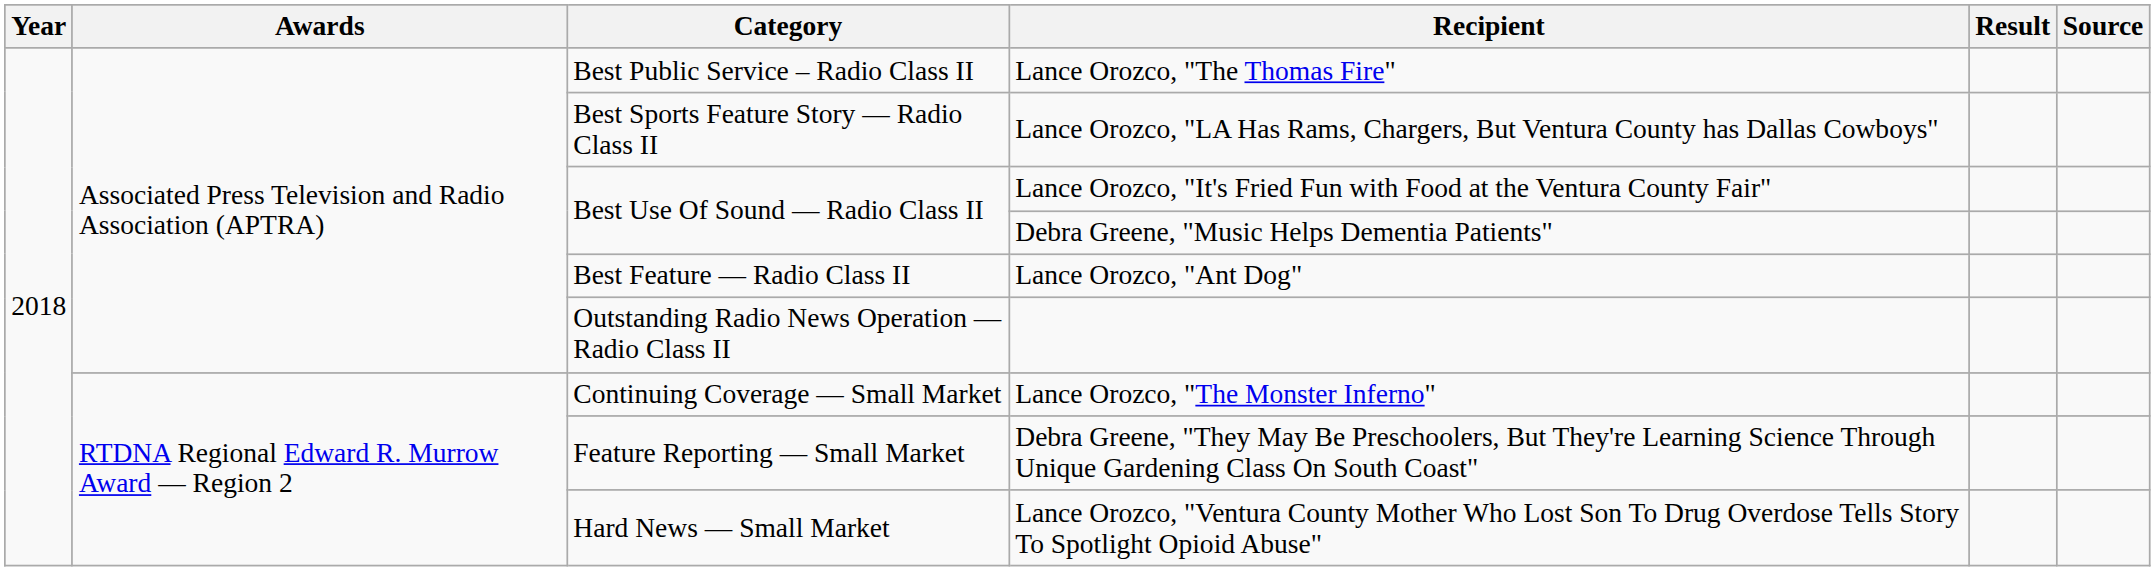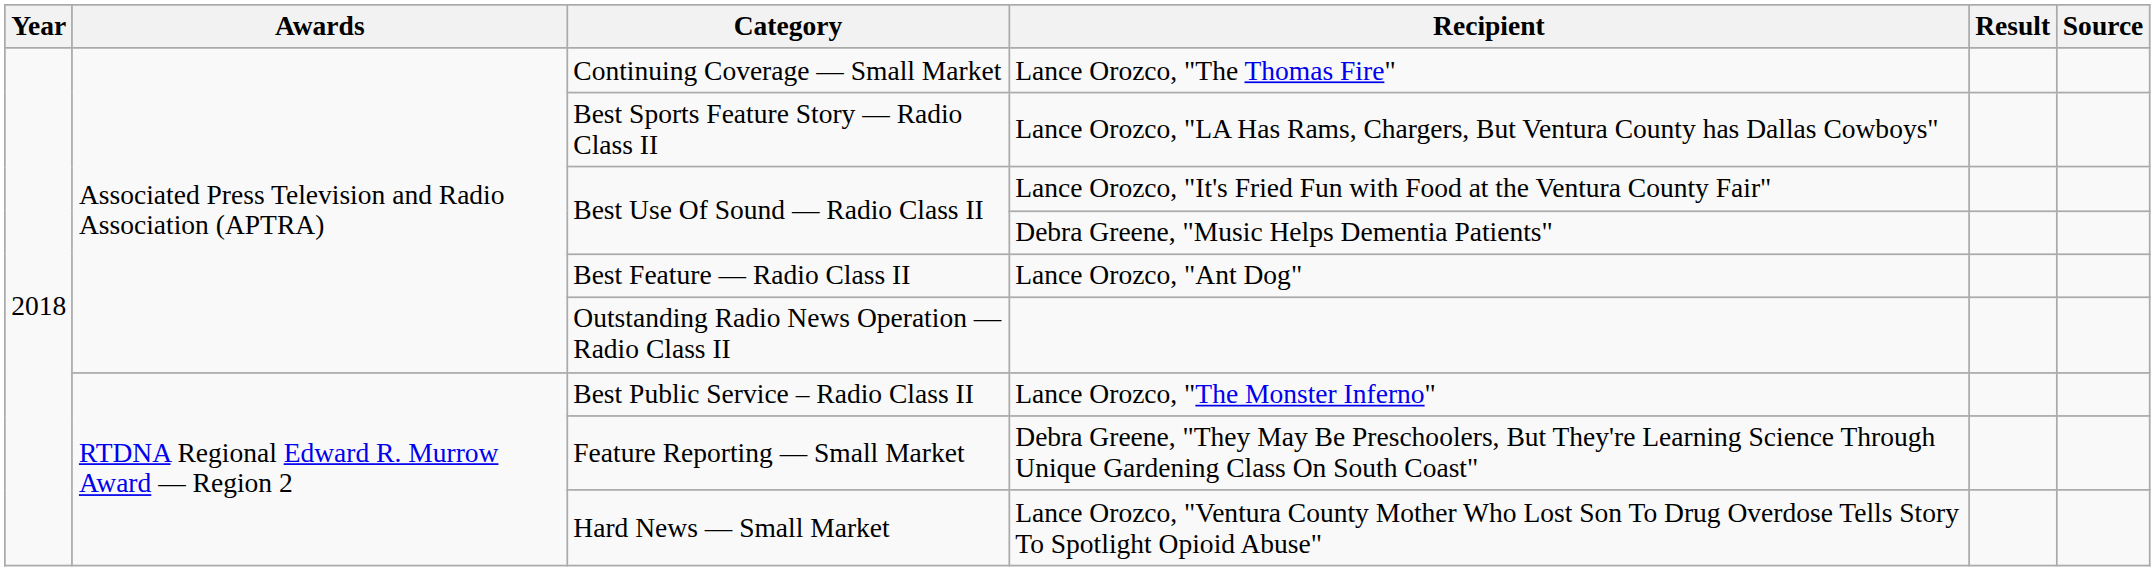(774, 69) Best Public Service – Radio Class II -> (787, 69) Continuing Coverage — Small Market
(787, 393) Continuing Coverage — Small Market -> (774, 393) Best Public Service – Radio Class II
